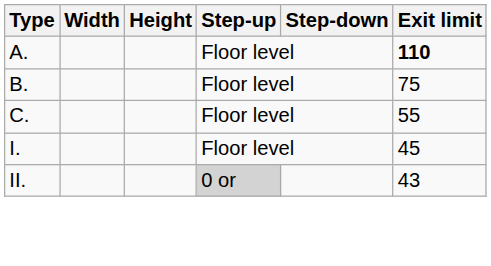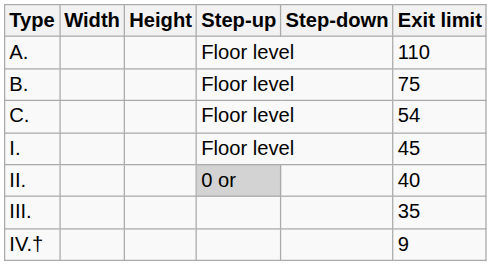(414, 52) bold -> (414, 52) normal
(409, 116) 55 -> (409, 116) 54
(409, 180) 43 -> (409, 180) 40
+ row: (20, 212)
+ row: (26, 244)
